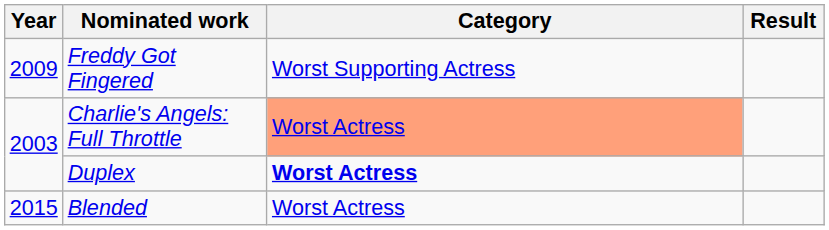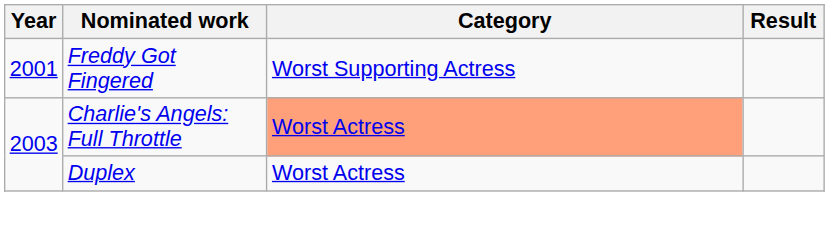(34, 68) 2009 -> (34, 68) 2001
(345, 172) bold -> (338, 172) normal
- row: (107, 207)
